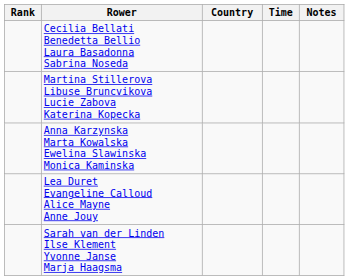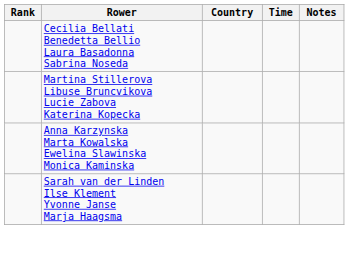- row: (98, 199)
